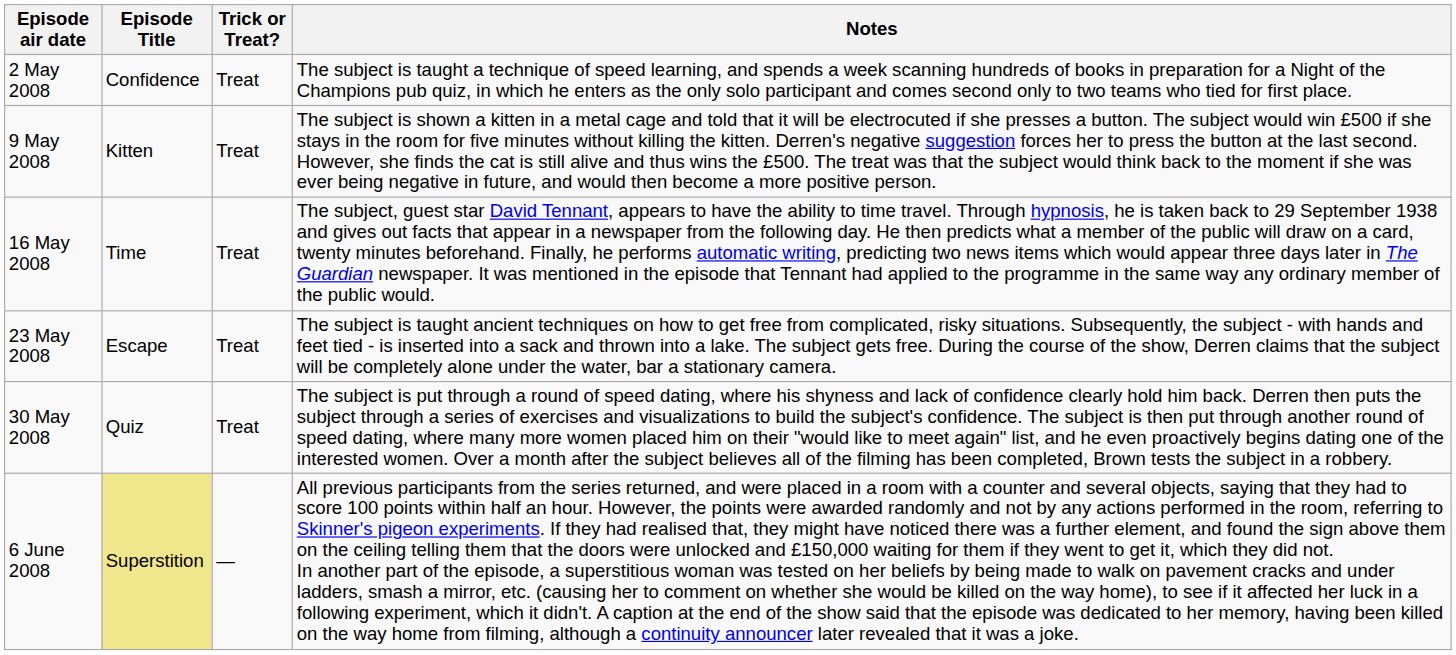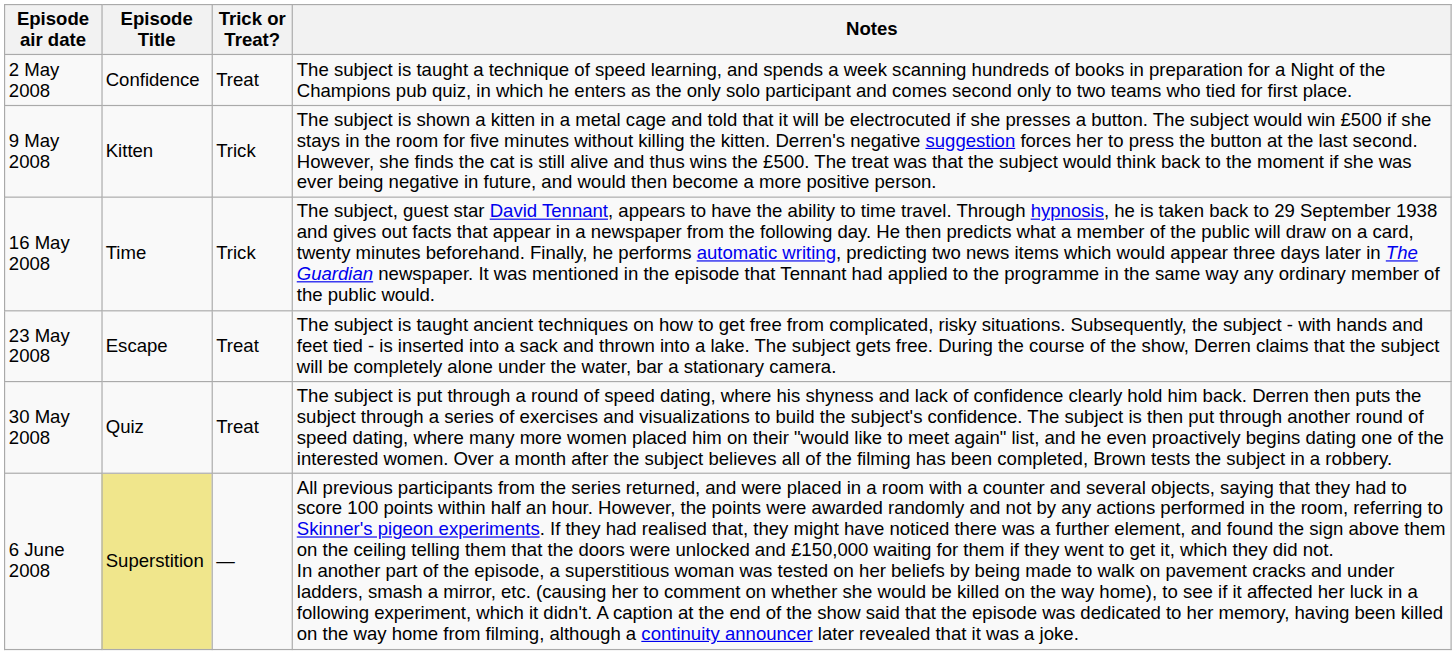(237, 151) Treat -> (236, 151) Trick
(237, 253) Treat -> (236, 253) Trick
